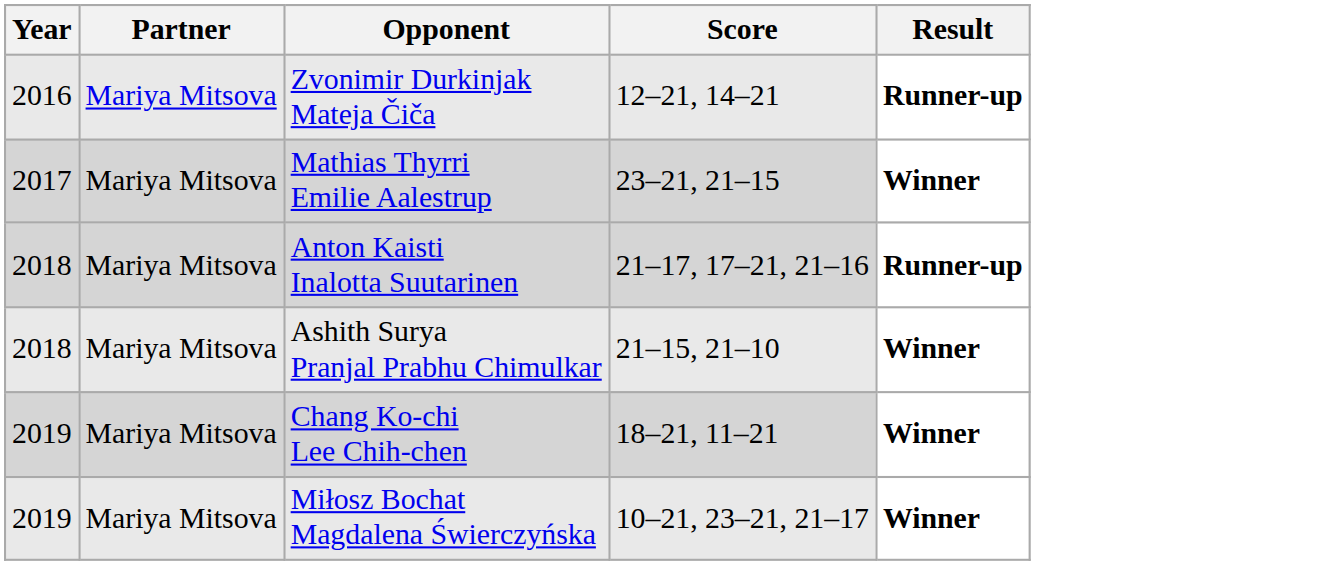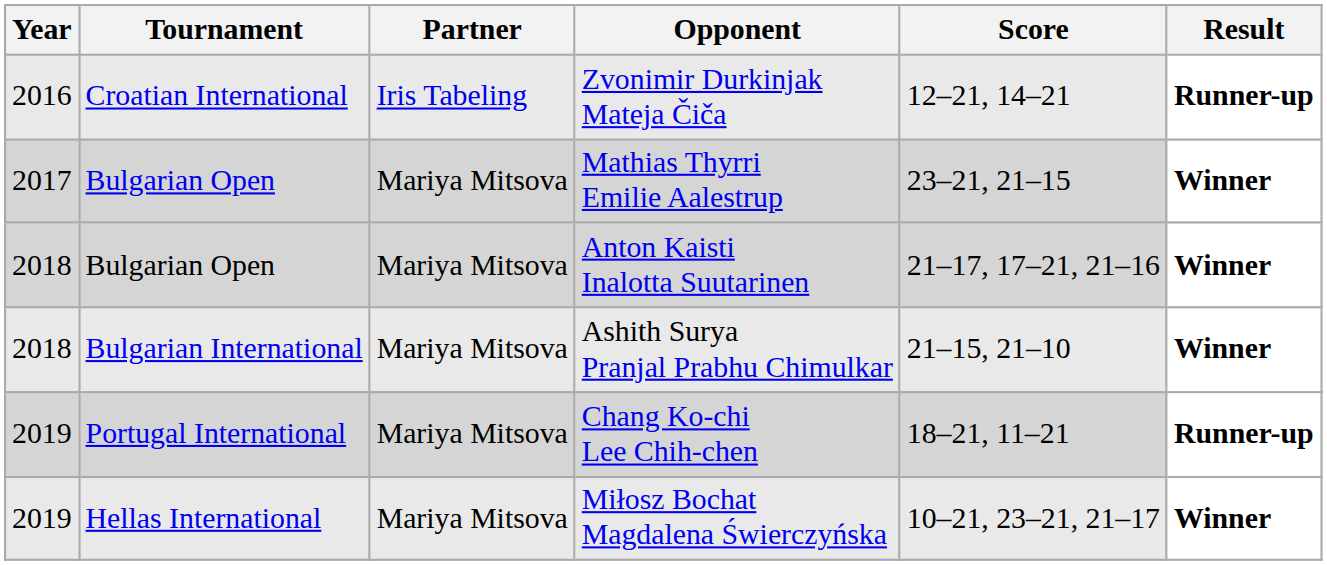+ column: (224, 29)
(181, 96) Mariya Mitsova -> (452, 96) Iris Tabeling
(953, 264) Runner-up -> (1223, 264) Winner
(931, 433) Winner -> (1244, 433) Runner-up
